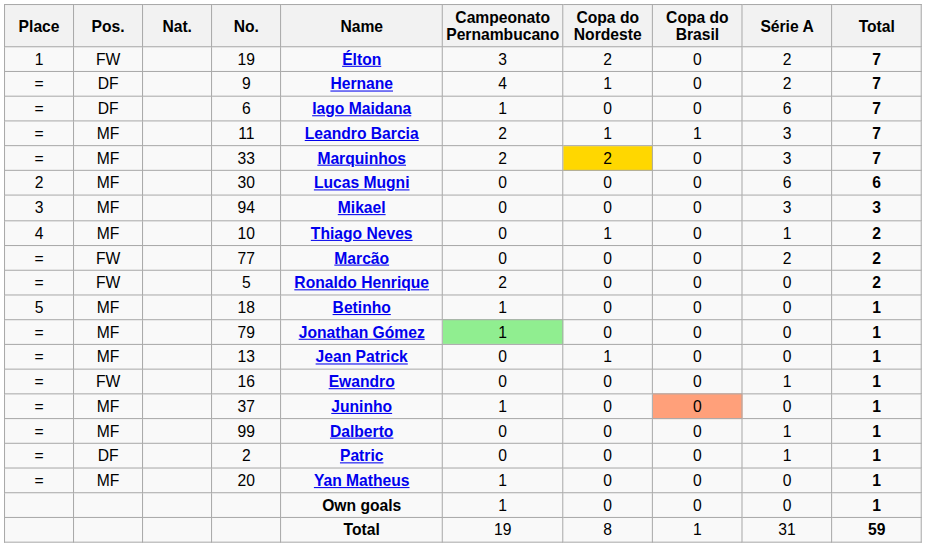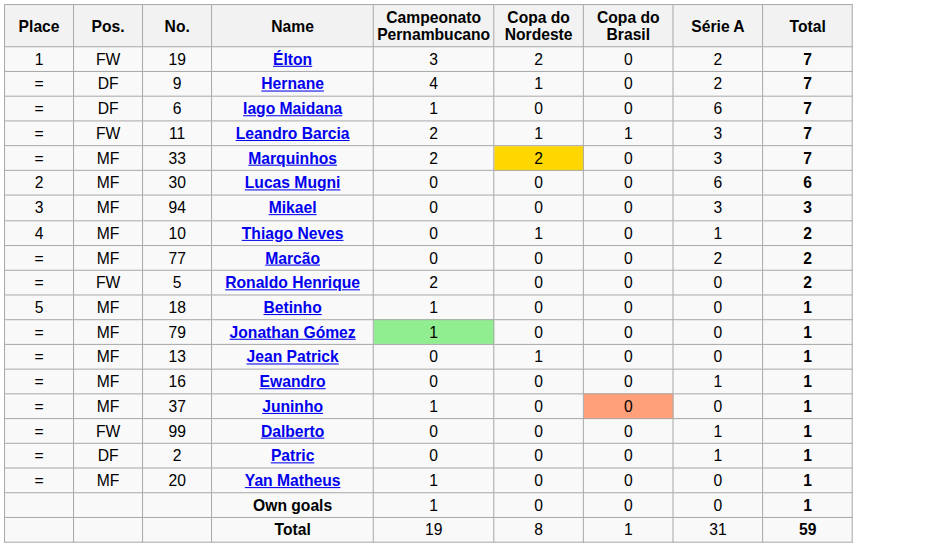- column: (177, 26)
(108, 134) MF -> (108, 134) FW
(108, 258) FW -> (108, 258) MF
(108, 382) FW -> (108, 382) MF
(108, 431) MF -> (108, 431) FW
